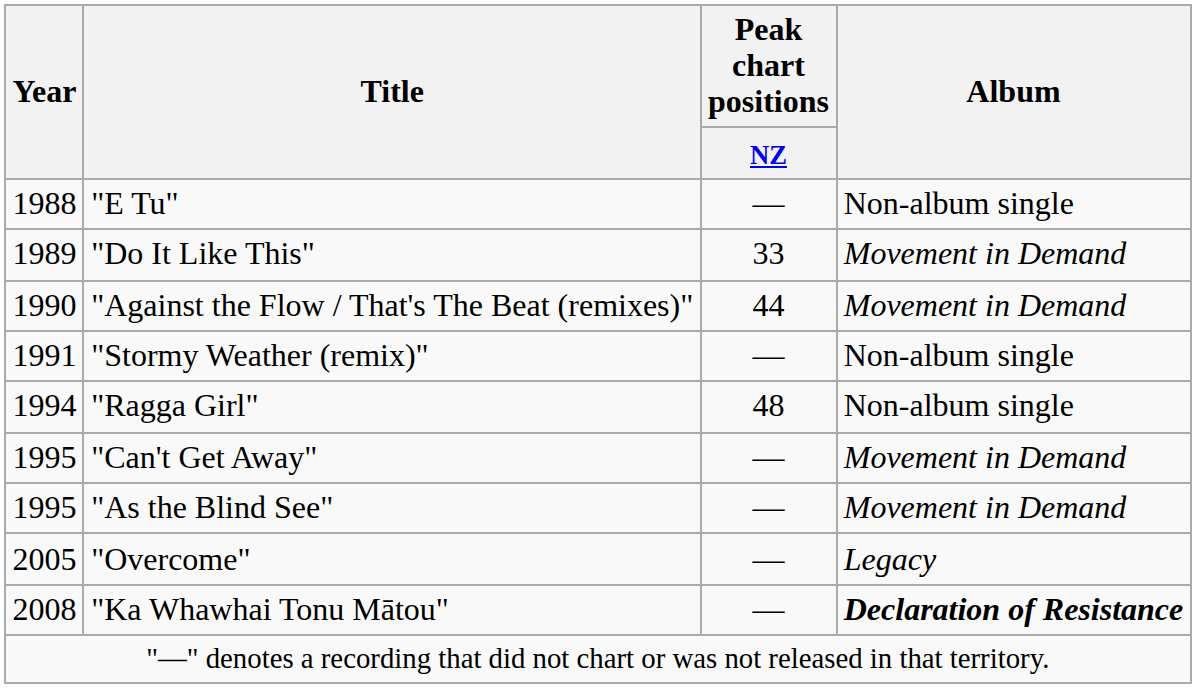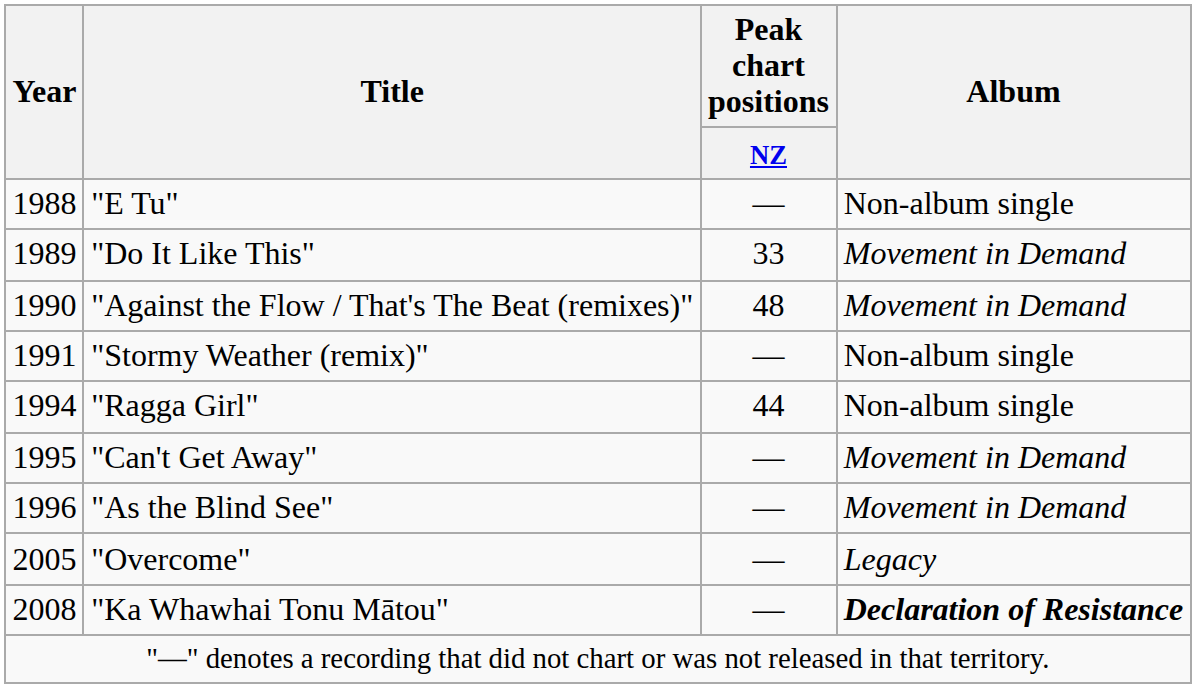(768, 304) 44 -> (768, 304) 48
(768, 406) 48 -> (768, 406) 44
(44, 507) 1995 -> (44, 507) 1996
